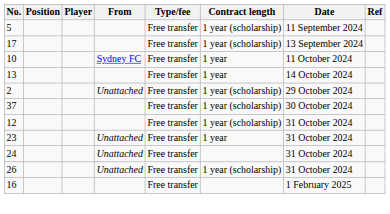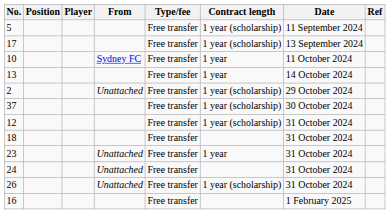+ row: (12, 138)
